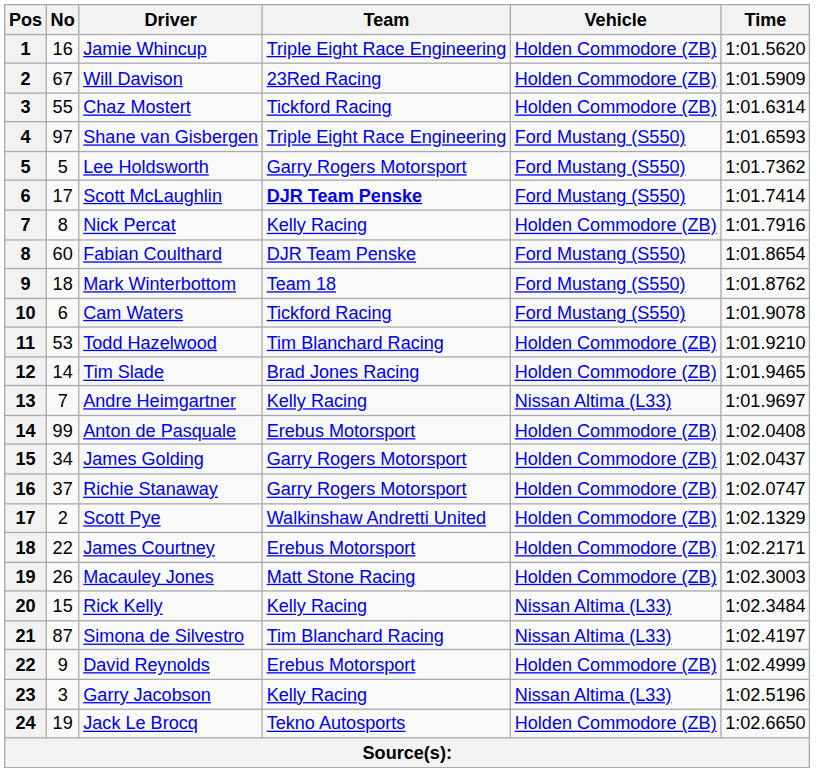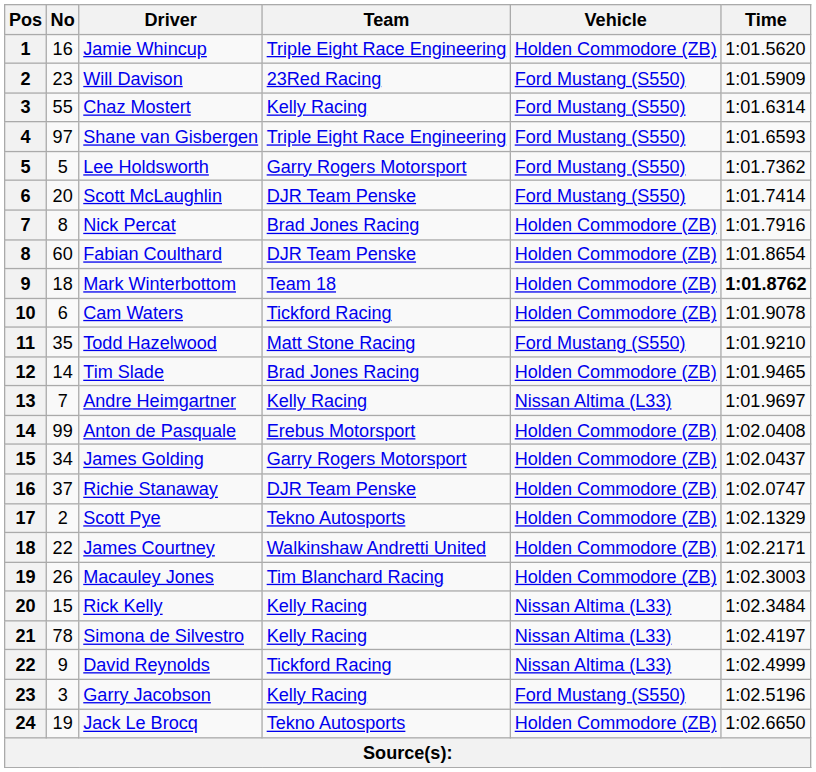(63, 78) 67 -> (63, 78) 23
(616, 78) Holden Commodore (ZB) -> (600, 78) Ford Mustang (S550)
(329, 107) Tickford Racing -> (317, 107) Kelly Racing
(616, 107) Holden Commodore (ZB) -> (600, 107) Ford Mustang (S550)
(63, 195) 17 -> (63, 195) 20
(344, 195) bold -> (341, 195) normal
(317, 225) Kelly Racing -> (343, 225) Brad Jones Racing
(600, 254) Ford Mustang (S550) -> (616, 254) Holden Commodore (ZB)
(600, 283) Ford Mustang (S550) -> (616, 283) Holden Commodore (ZB)
(765, 283) normal -> (766, 283) bold
(600, 313) Ford Mustang (S550) -> (616, 313) Holden Commodore (ZB)
(63, 342) 53 -> (63, 342) 35
(355, 342) Tim Blanchard Racing -> (341, 342) Matt Stone Racing
(616, 342) Holden Commodore (ZB) -> (600, 342) Ford Mustang (S550)
(367, 489) Garry Rogers Motorsport -> (341, 489) DJR Team Penske
(376, 518) Walkinshaw Andretti United -> (336, 518) Tekno Autosports
(341, 547) Erebus Motorsport -> (376, 547) Walkinshaw Andretti United
(341, 577) Matt Stone Racing -> (355, 577) Tim Blanchard Racing
(63, 635) 87 -> (63, 635) 78
(355, 635) Tim Blanchard Racing -> (317, 635) Kelly Racing
(341, 665) Erebus Motorsport -> (329, 665) Tickford Racing
(616, 665) Holden Commodore (ZB) -> (593, 665) Nissan Altima (L33)
(593, 694) Nissan Altima (L33) -> (600, 694) Ford Mustang (S550)
